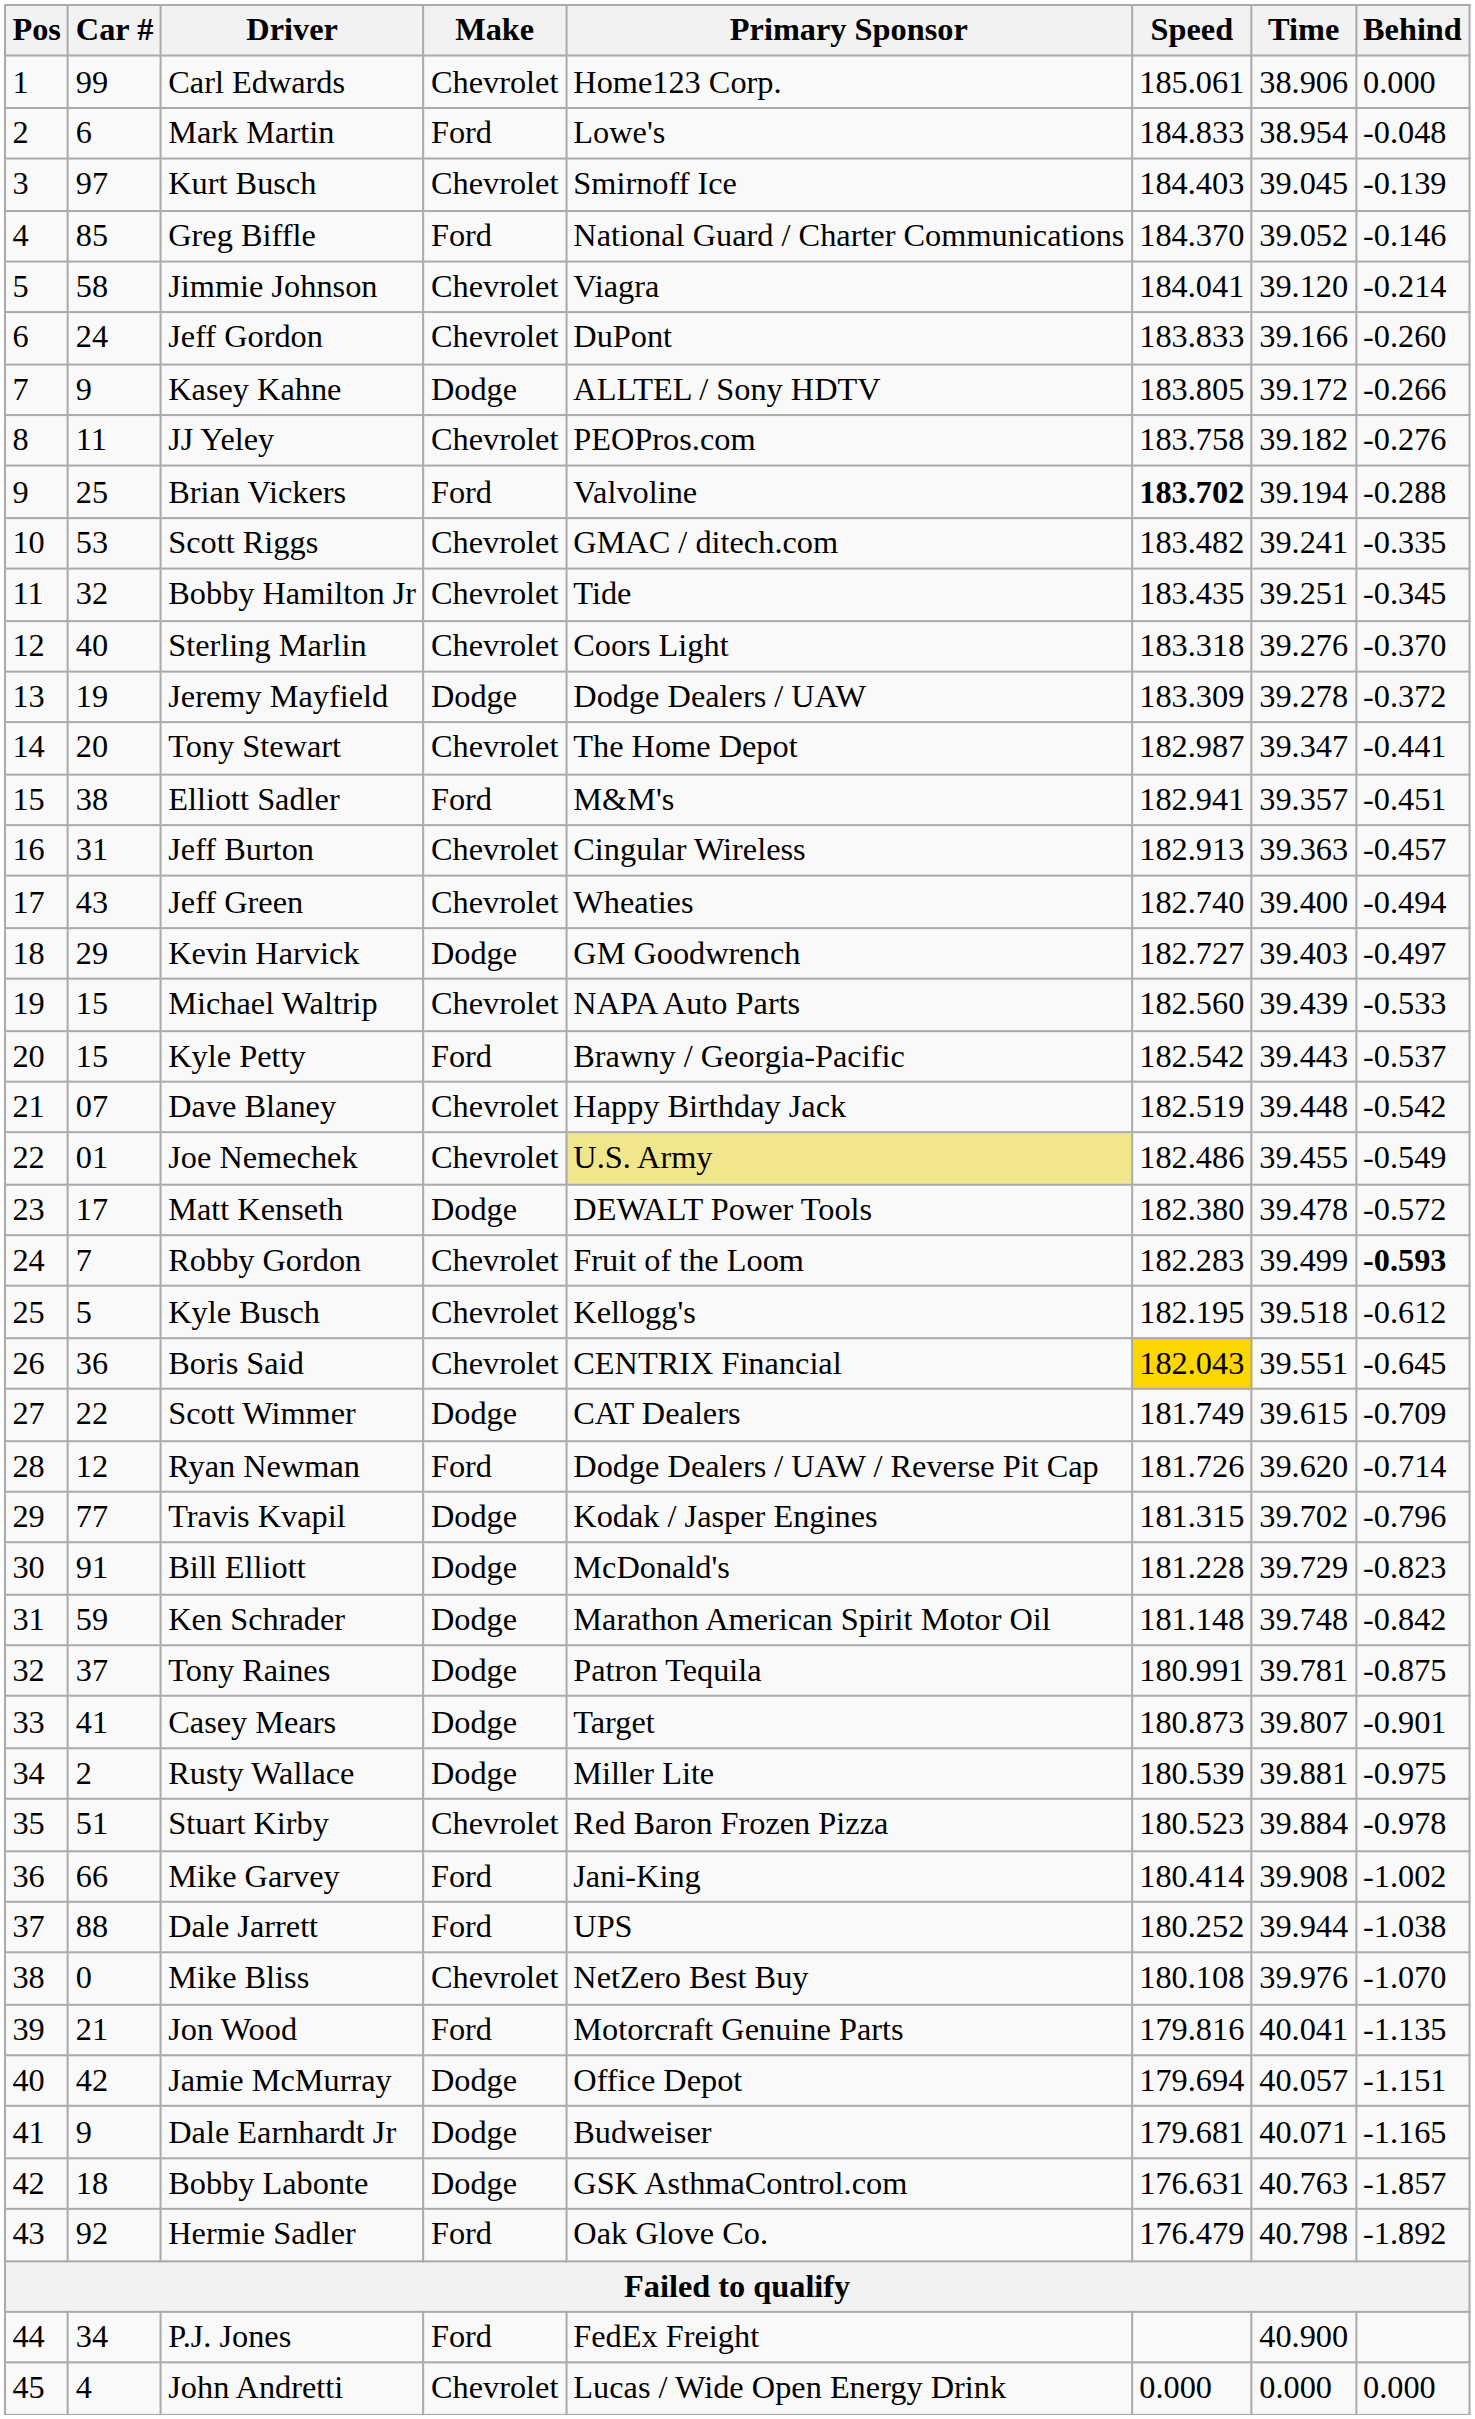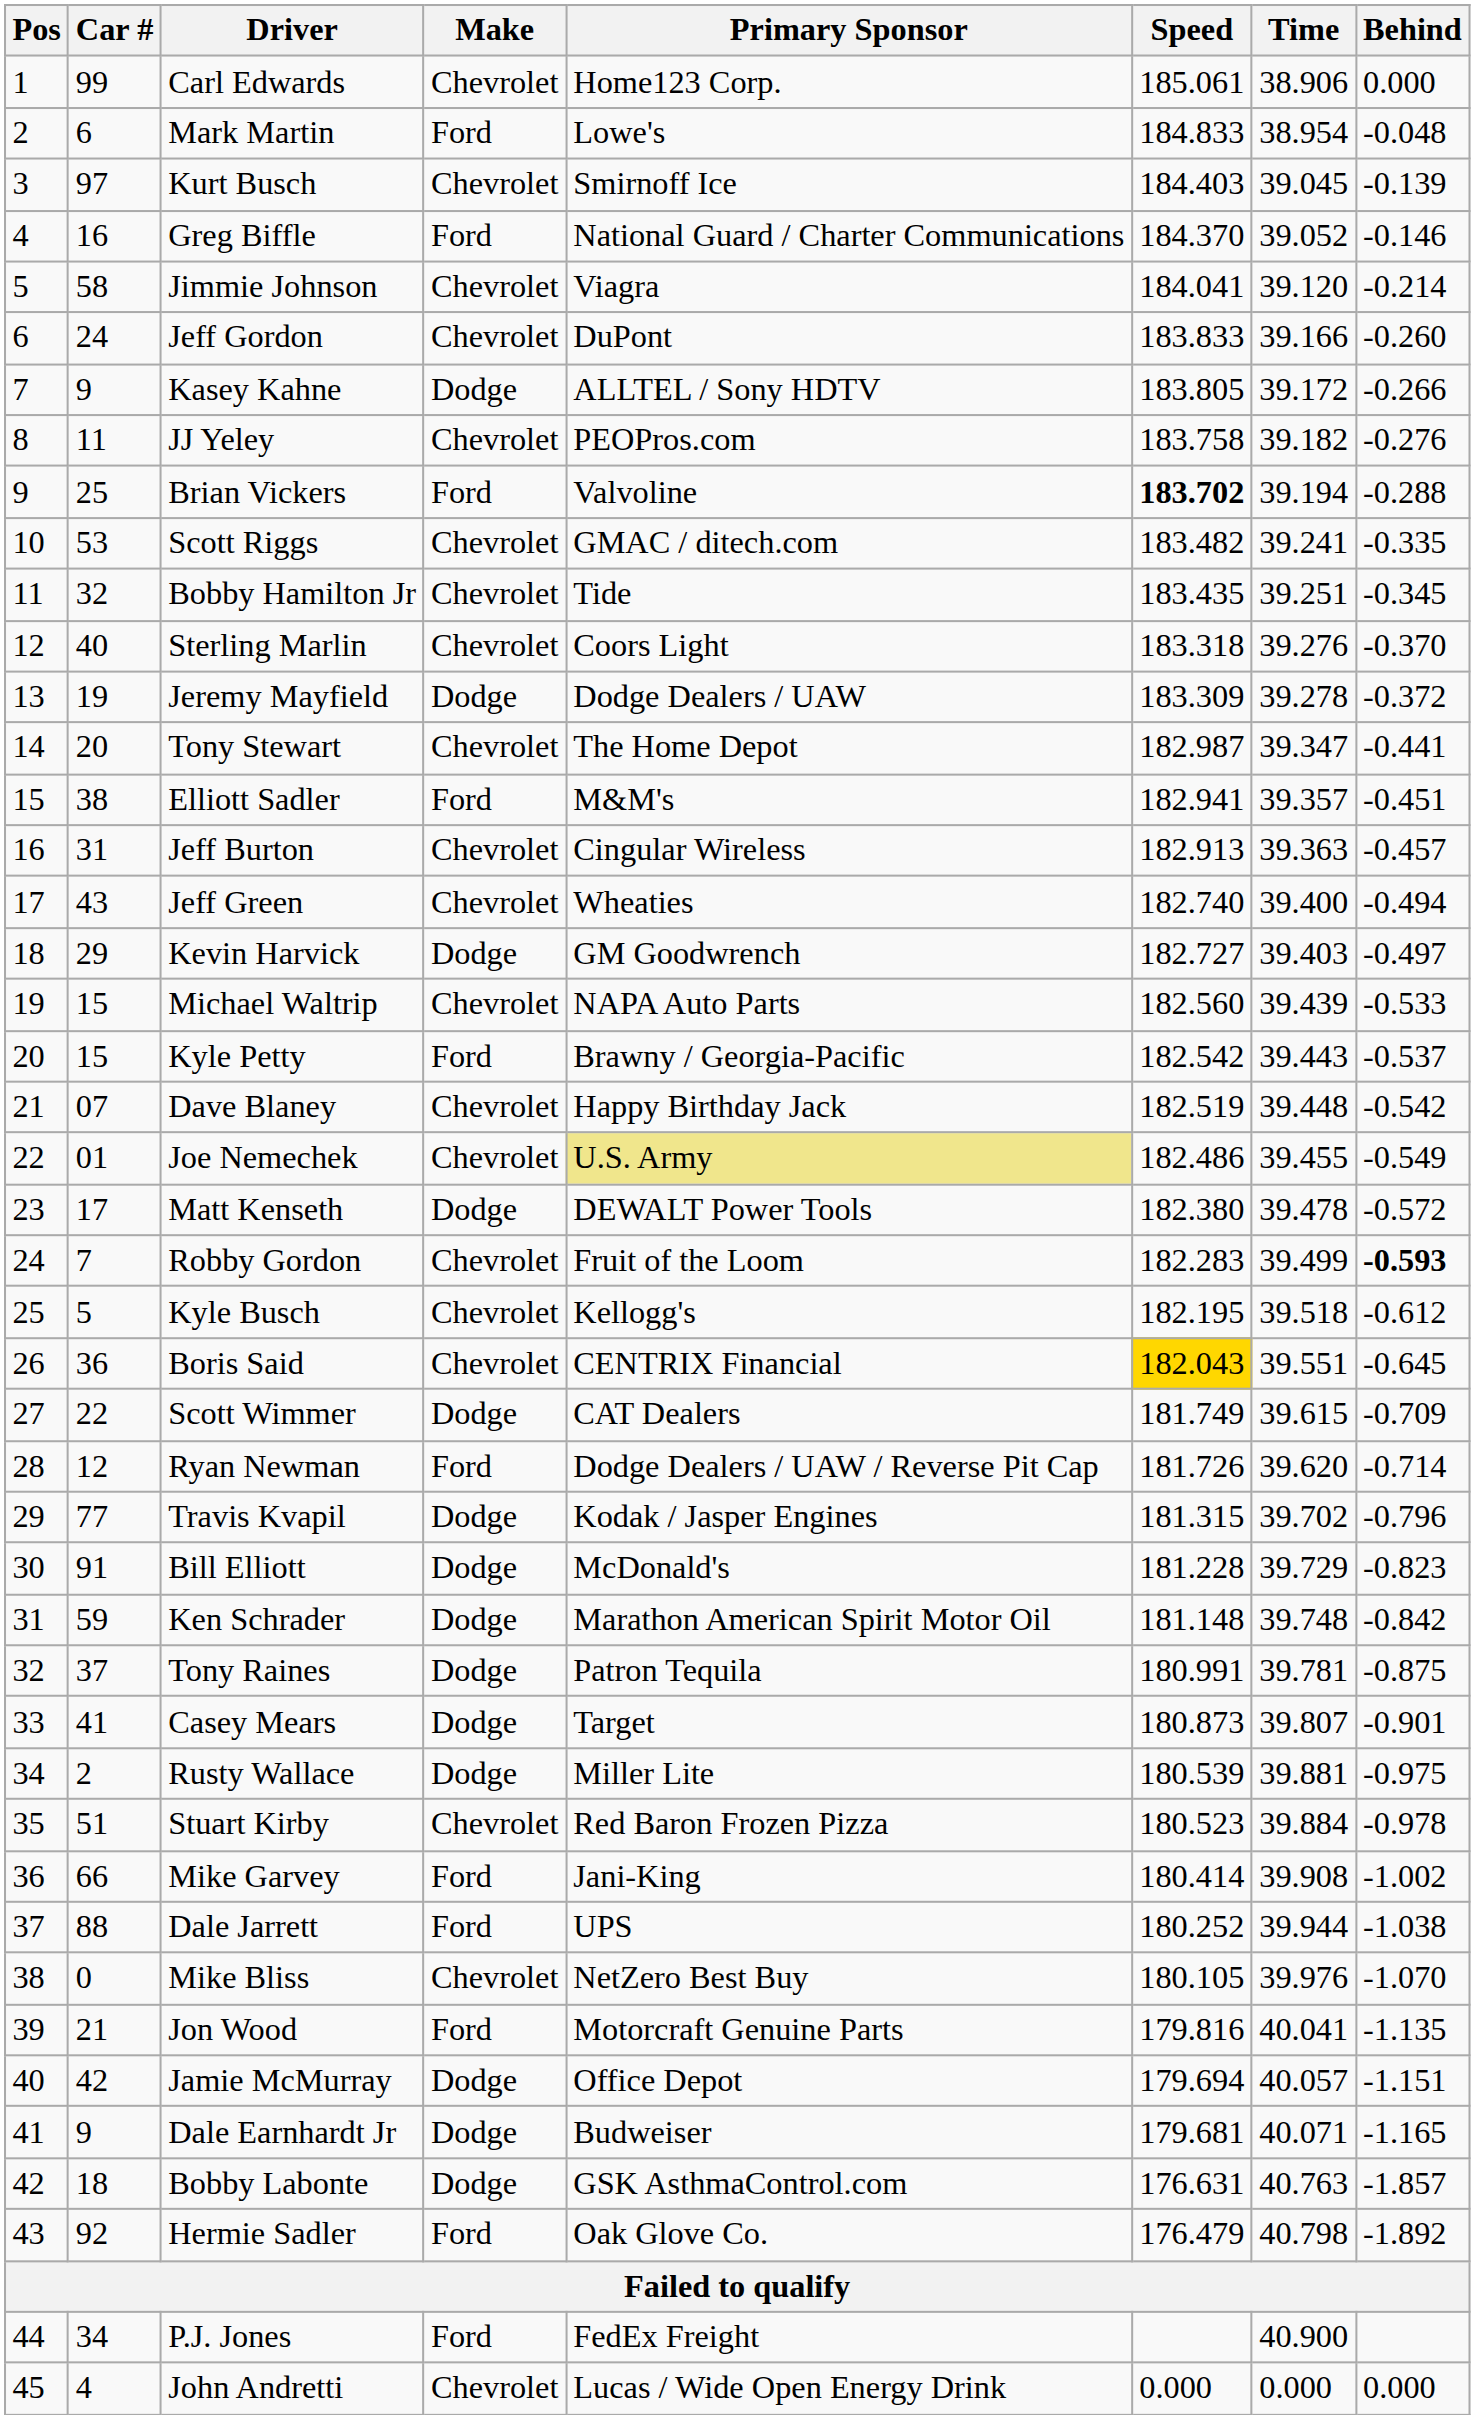(92, 235) 85 -> (92, 235) 16
(1192, 1977) 180.108 -> (1192, 1977) 180.105
